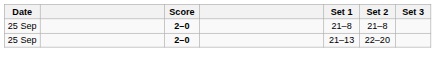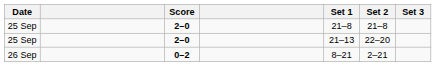+ row: (22, 55)
